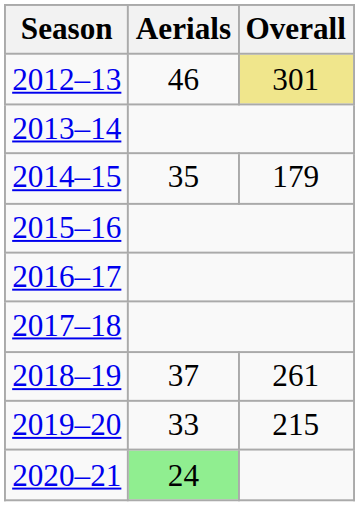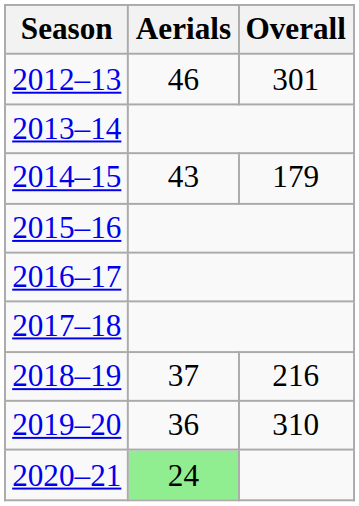(296, 78) khaki background -> (296, 78) no background
(183, 177) 35 -> (183, 177) 43
(296, 375) 261 -> (296, 375) 216
(183, 425) 33 -> (183, 425) 36
(296, 425) 215 -> (296, 425) 310
